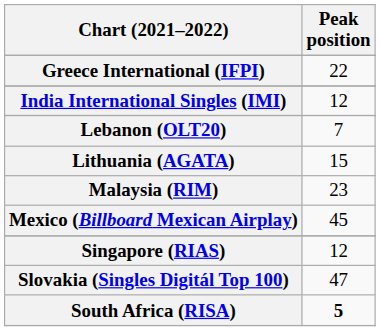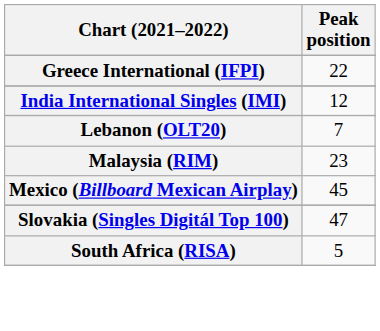- row: (153, 160)
- row: (153, 250)
(339, 310) bold -> (339, 250) normal
